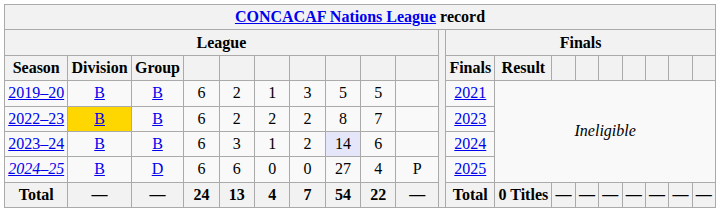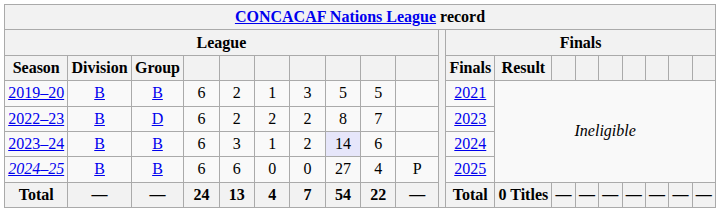(100, 118) gold background -> (100, 118) no background
(157, 118) B -> (157, 118) D
(157, 169) D -> (157, 169) B
